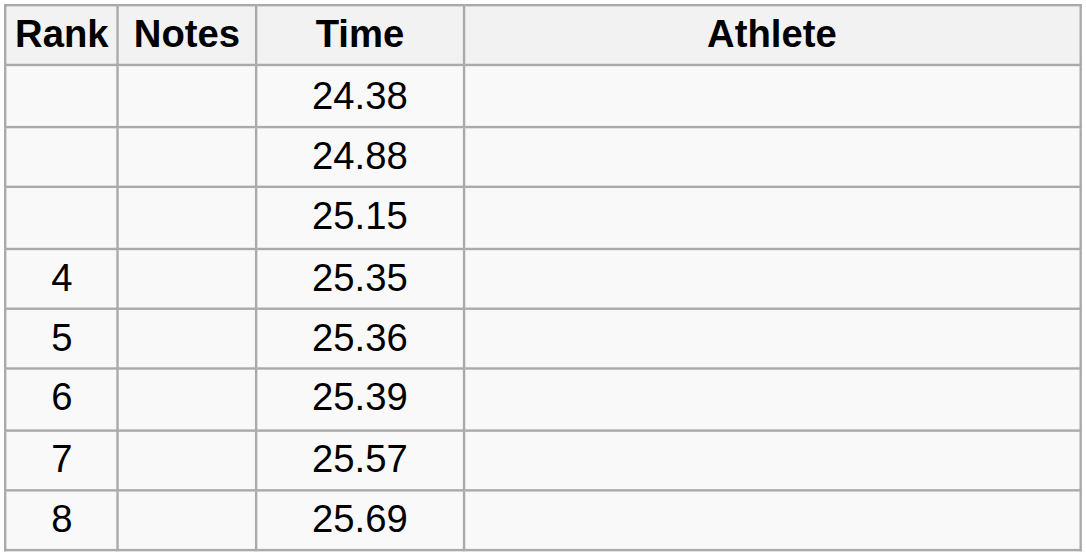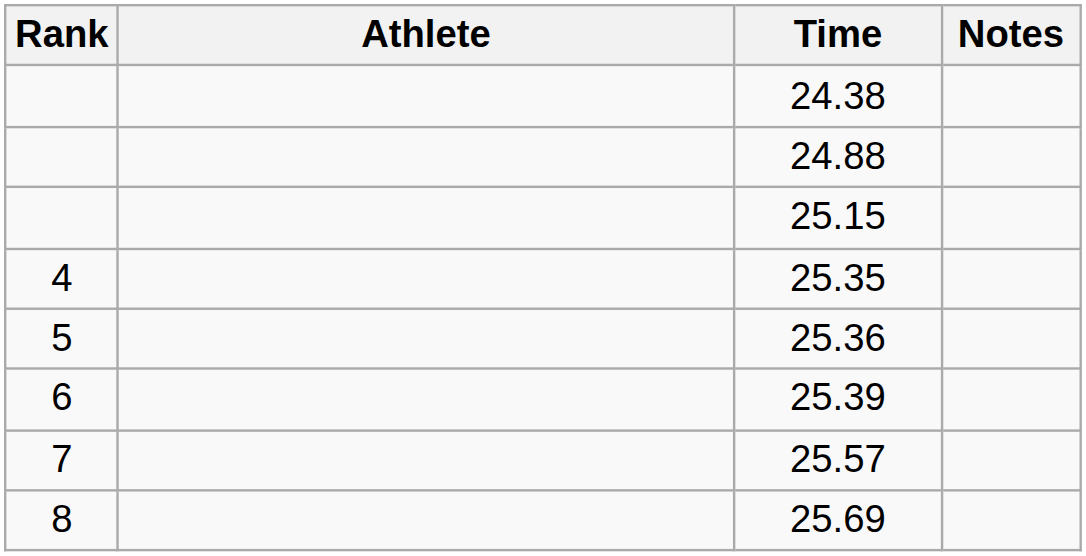columns swapped: (772, 34) <-> (187, 34)
